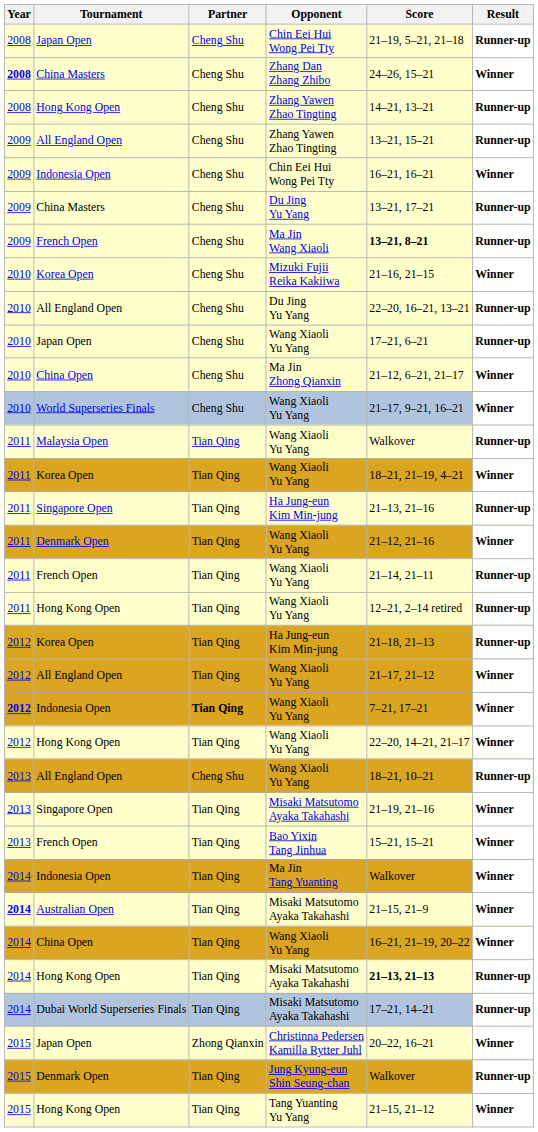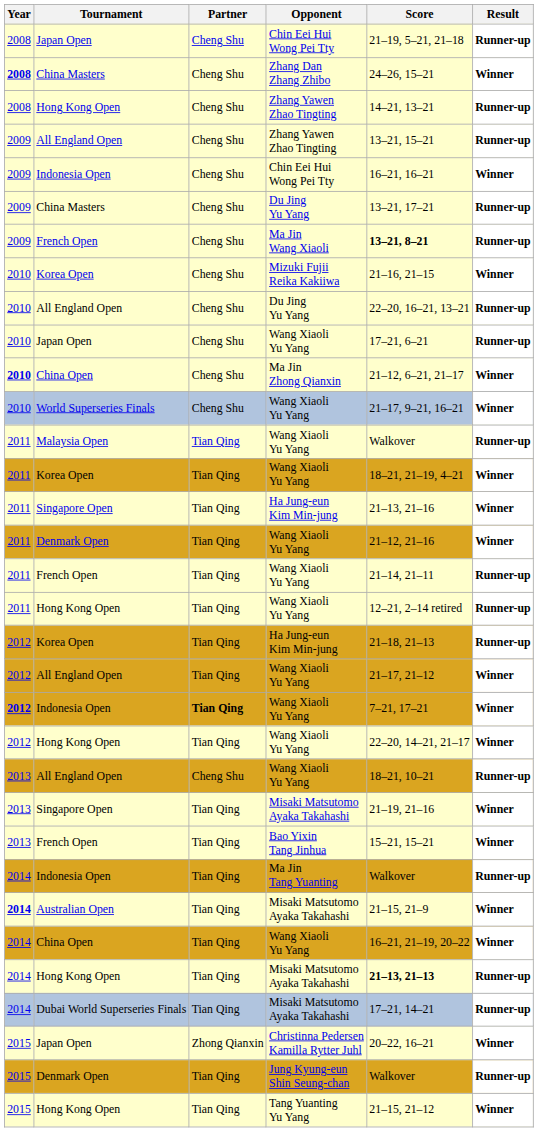(19, 375) normal -> (19, 375) bold
(503, 508) Runner-up -> (494, 508) Winner
(494, 876) Winner -> (503, 876) Runner-up
